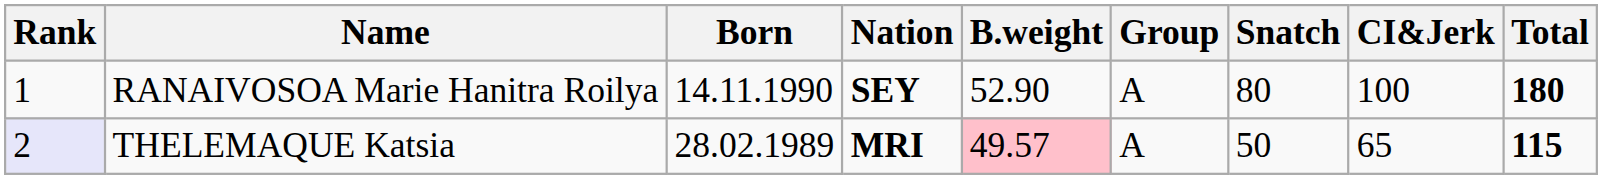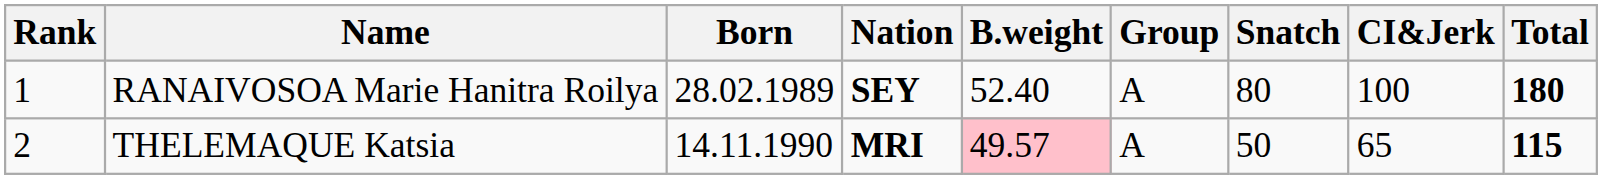(754, 88) 14.11.1990 -> (754, 88) 28.02.1989
(1010, 88) 52.90 -> (1010, 88) 52.40
(22, 145) lavender background -> (22, 145) no background
(754, 145) 28.02.1989 -> (754, 145) 14.11.1990
